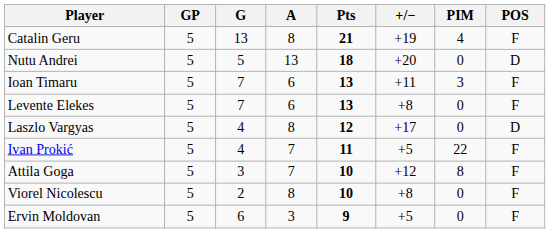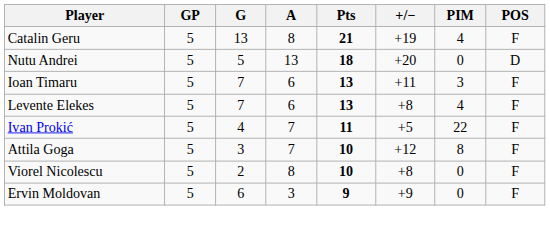(460, 104) 0 -> (460, 104) 4
- row: (51, 127)
(405, 216) +5 -> (405, 194) +9
